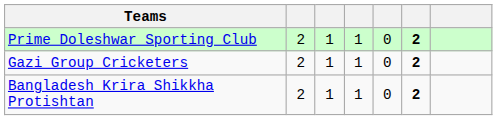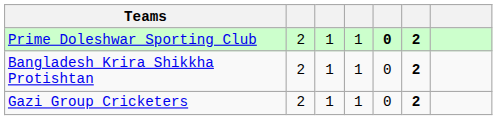(387, 40) normal -> (387, 40) bold
rows swapped: (111, 94) <-> (98, 63)
